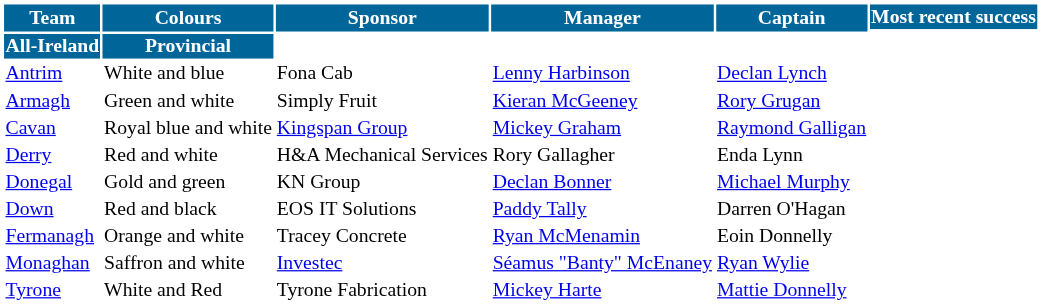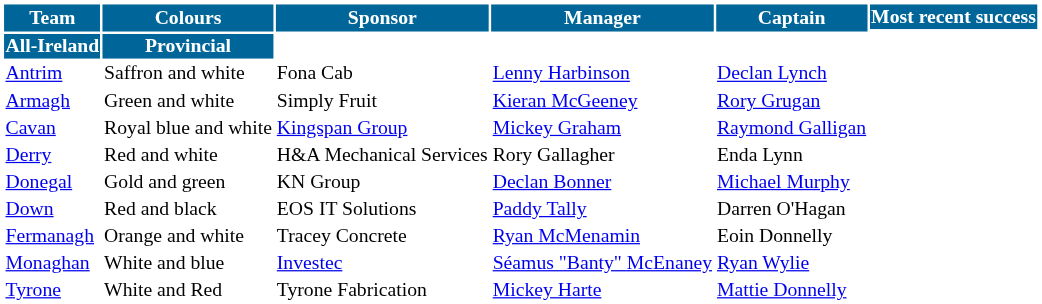(164, 73) White and blue -> (174, 73) Saffron and white
(174, 262) Saffron and white -> (164, 262) White and blue
